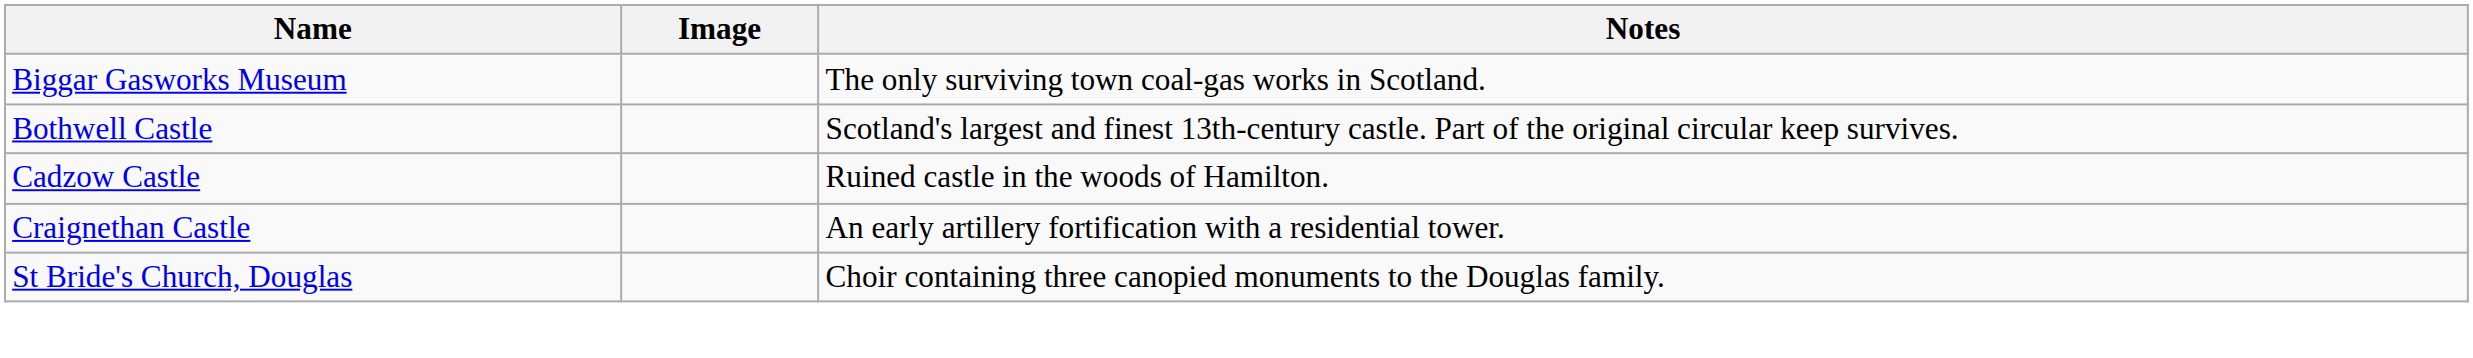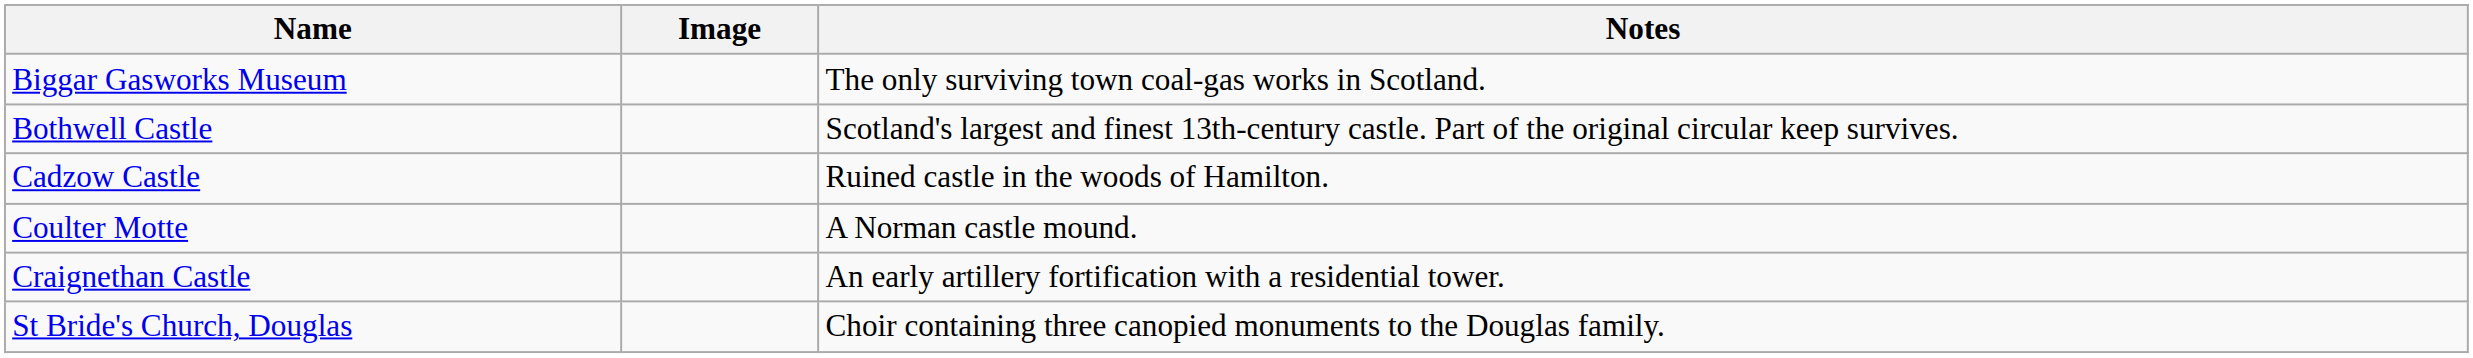+ row: (100, 227)
